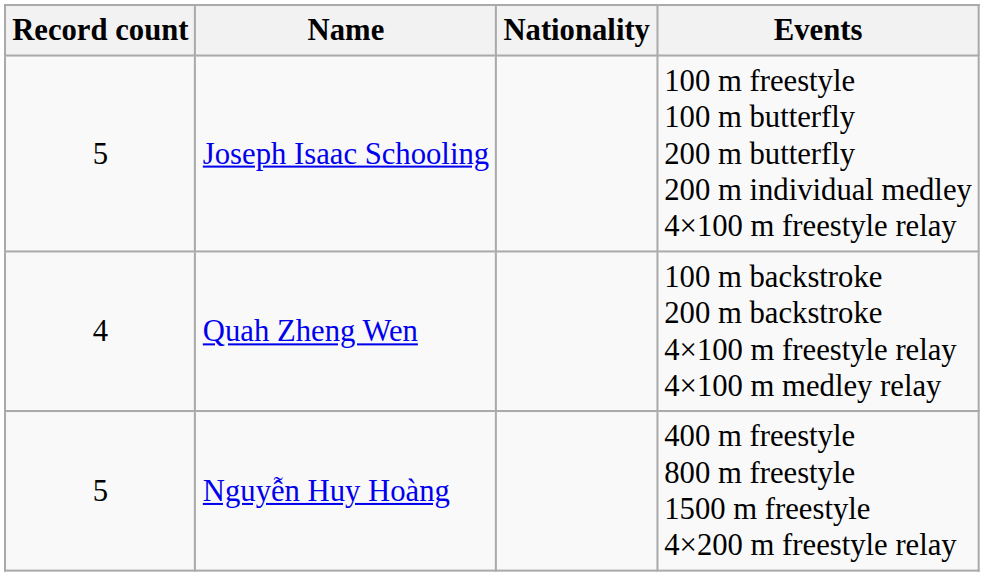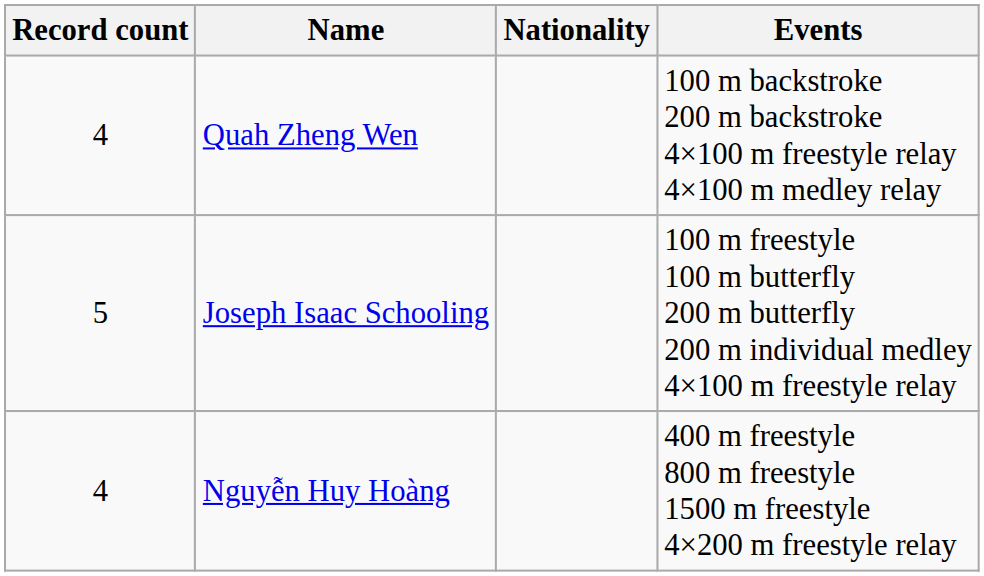rows swapped: (346, 153) <-> (310, 331)
(100, 490) 5 -> (100, 490) 4
